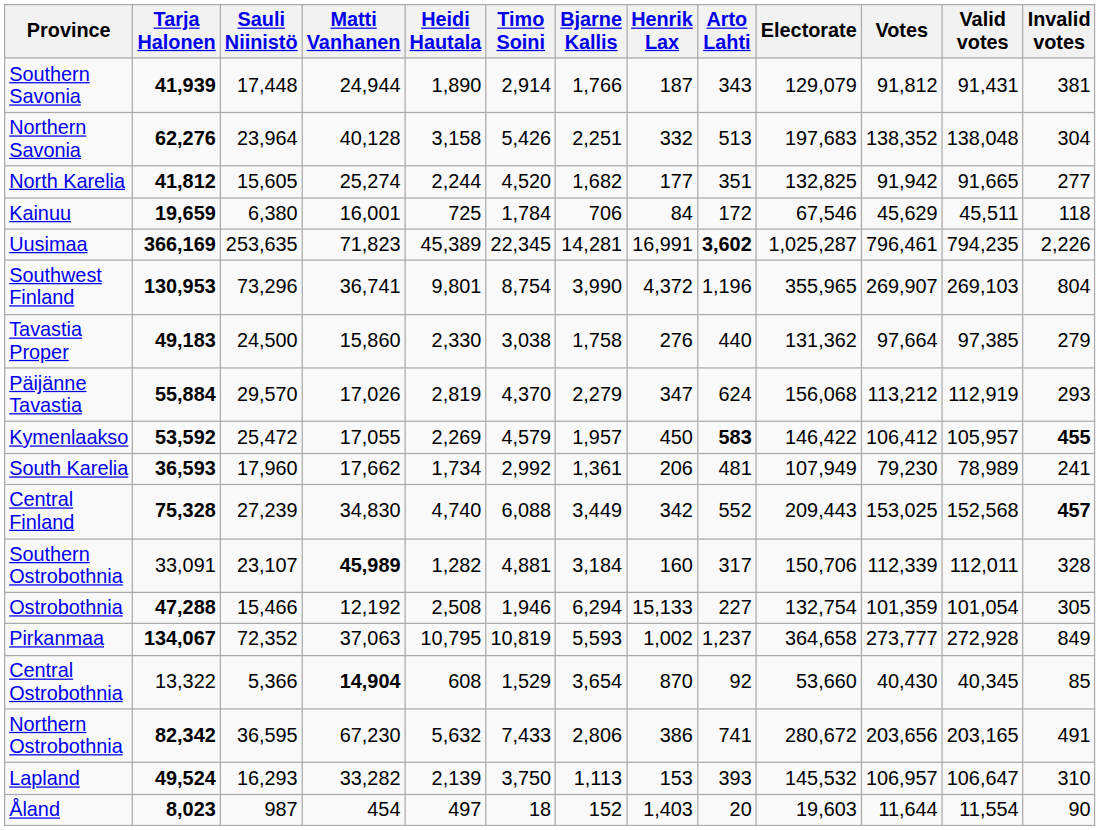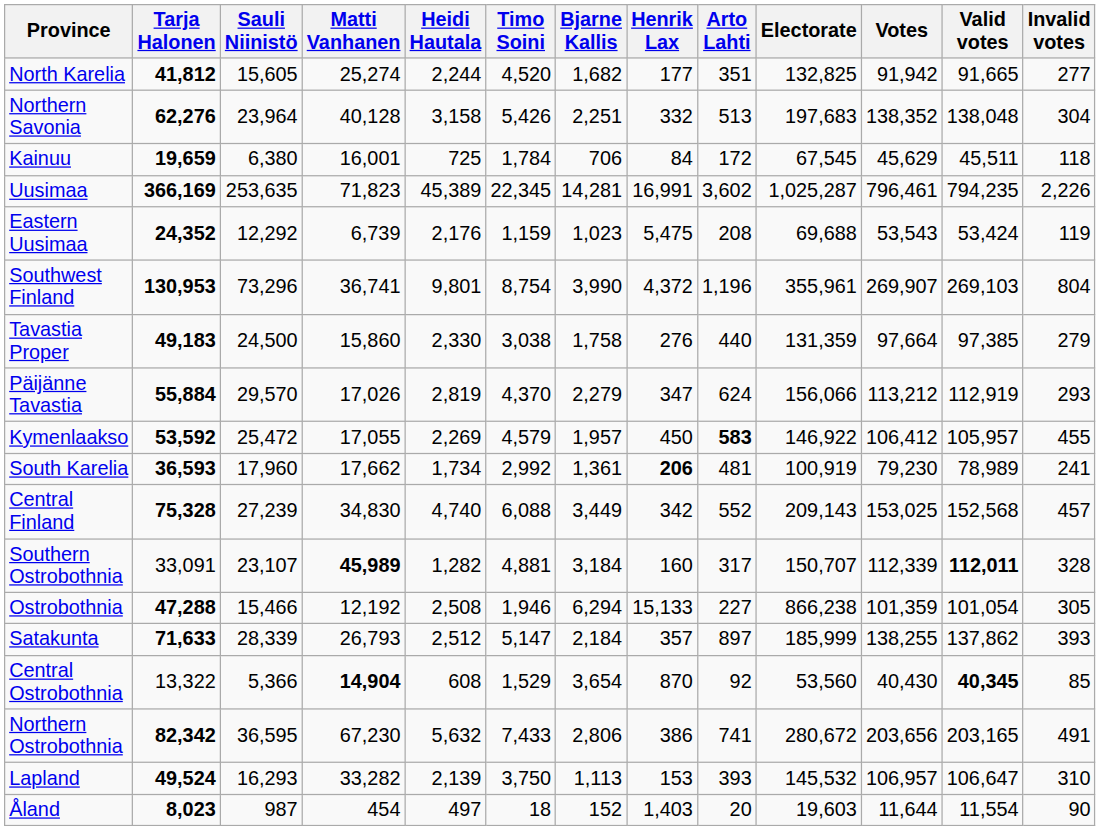- row: (49, 85)
rows swapped: (48, 138) <-> (67, 181)
(826, 213) 67,546 -> (826, 159) 67,545
(727, 244) bold -> (727, 190) normal
+ row: (48, 233)
(821, 287) 355,965 -> (821, 287) 355,961
(821, 340) 131,362 -> (821, 340) 131,359
(821, 394) 156,068 -> (821, 394) 156,066
(821, 437) 146,422 -> (821, 437) 146,922
(1074, 437) bold -> (1074, 437) normal
(676, 468) normal -> (676, 468) bold
(821, 468) 107,949 -> (821, 468) 100,919
(821, 511) 209,443 -> (821, 511) 209,143
(1074, 511) bold -> (1074, 511) normal
(821, 565) 150,706 -> (821, 565) 150,707
(984, 565) normal -> (984, 565) bold
(821, 607) 132,754 -> (821, 607) 866,238
+ row: (54, 639)
- row: (57, 639)
(826, 681) 53,660 -> (826, 681) 53,560
(988, 681) normal -> (988, 681) bold
